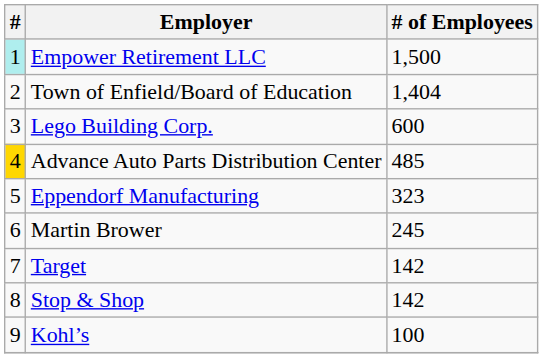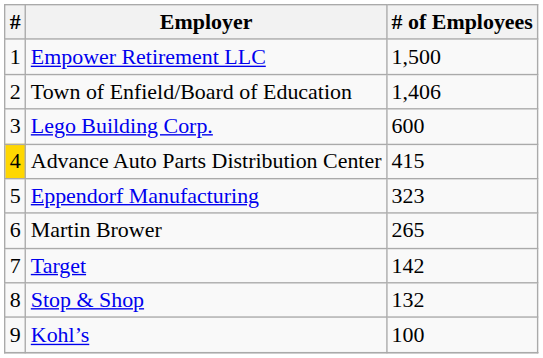(15, 56) paleturquoise background -> (15, 56) no background
(416, 91) 1,404 -> (416, 91) 1,406
(408, 160) 485 -> (408, 160) 415
(408, 230) 245 -> (408, 230) 265
(408, 299) 142 -> (408, 299) 132
